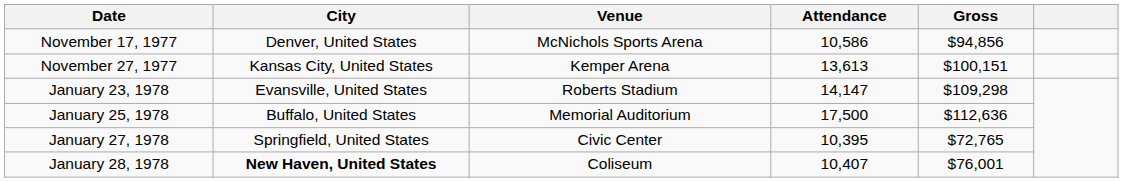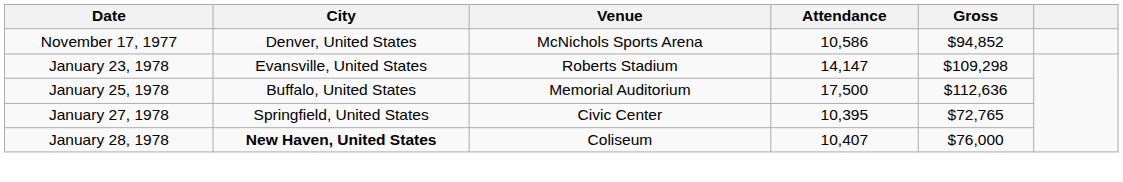(976, 41) $94,856 -> (976, 41) $94,852
- row: (109, 66)
(976, 164) $76,001 -> (976, 139) $76,000
